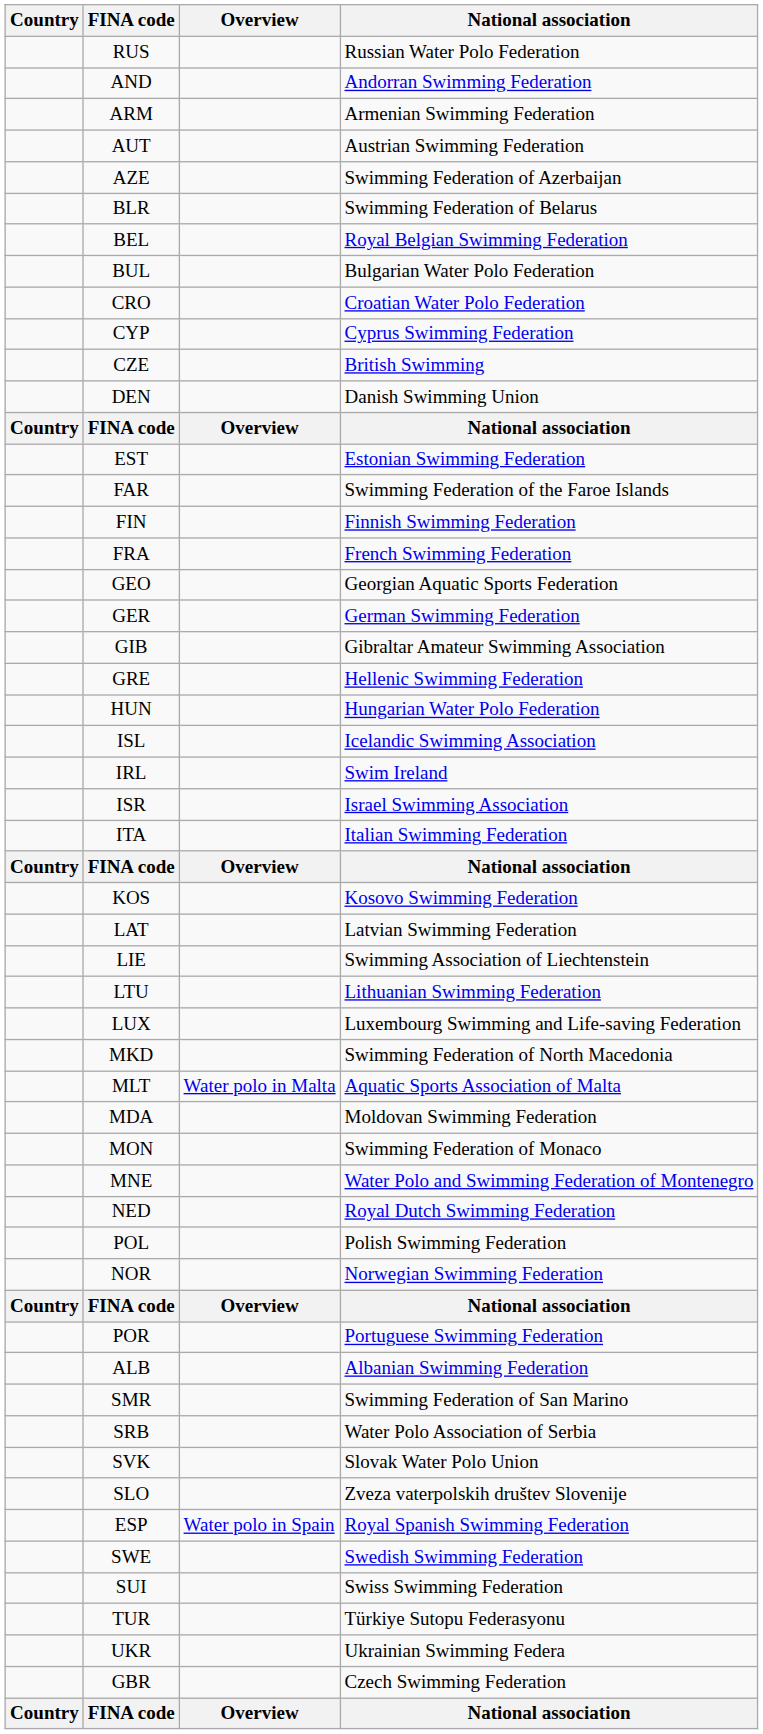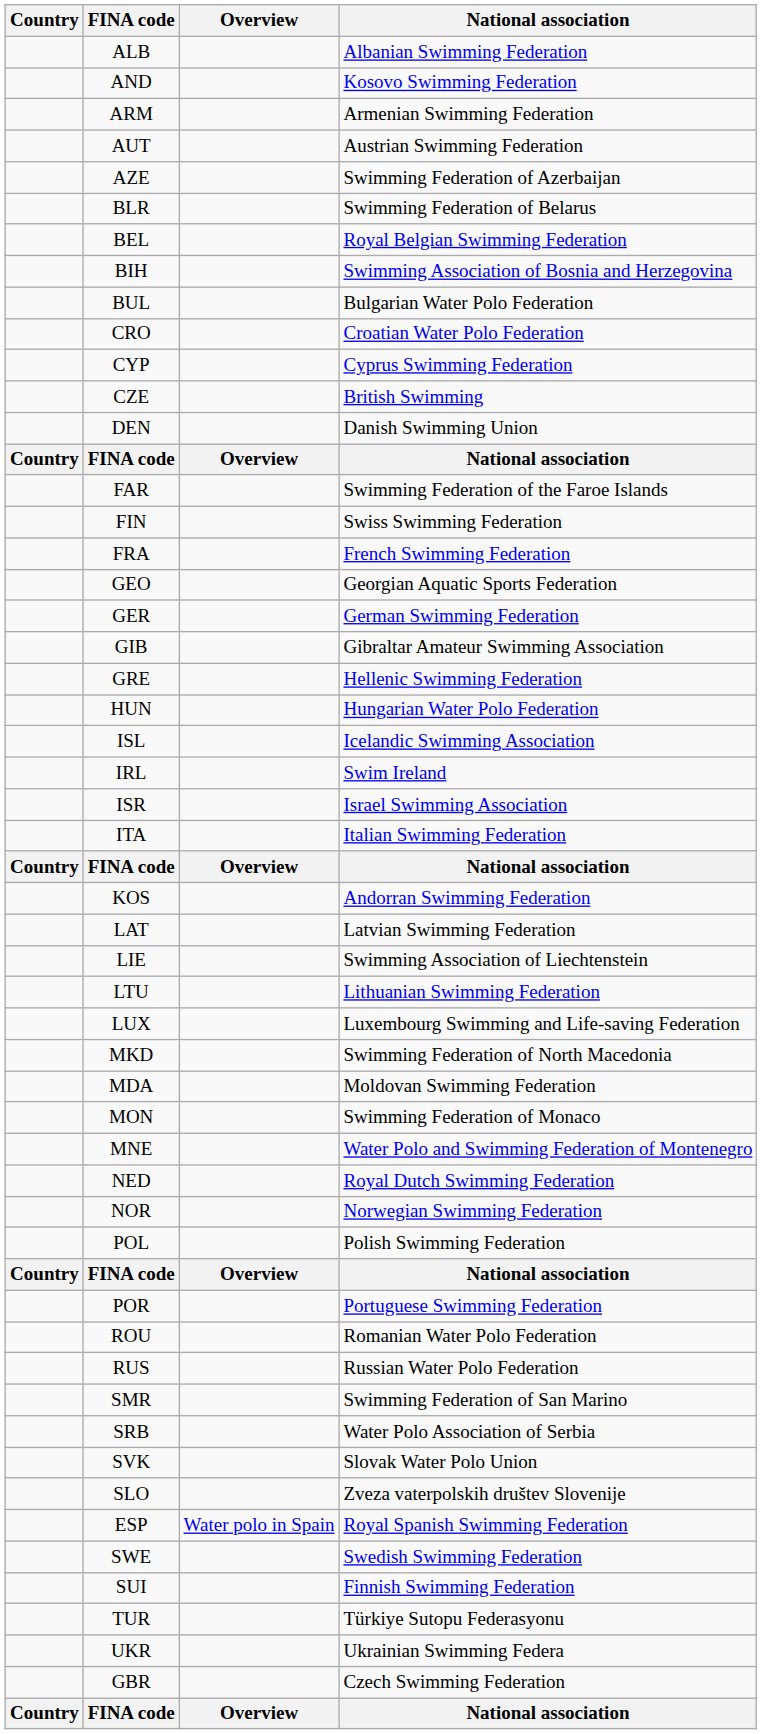rows swapped: (131, 1368) <-> (131, 51)
(468, 83) Andorran Swimming Federation -> (460, 83) Kosovo Swimming Federation
+ row: (131, 271)
- row: (131, 459)
(460, 522) Finnish Swimming Federation -> (453, 522) Swiss Swimming Federation
(461, 898) Kosovo Swimming Federation -> (467, 898) Andorran Swimming Federation
- row: (131, 1086)
rows swapped: (131, 1274) <-> (131, 1243)
+ row: (131, 1337)
(454, 1588) Swiss Swimming Federation -> (459, 1588) Finnish Swimming Federation
